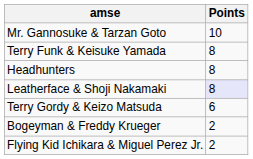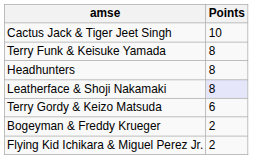+ row: (89, 32)
- row: (87, 32)
